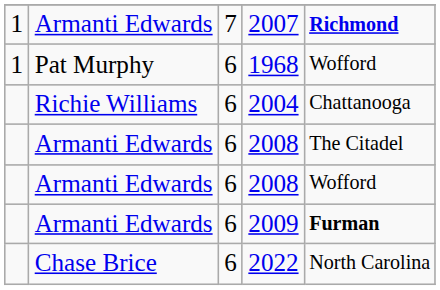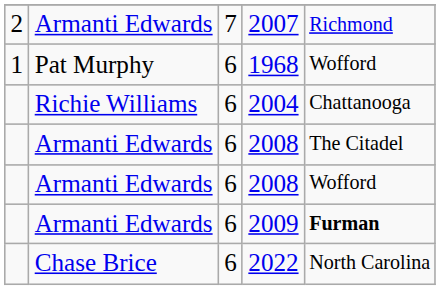(17, 24) 1 -> (17, 24) 2
(354, 24) bold -> (351, 24) normal
